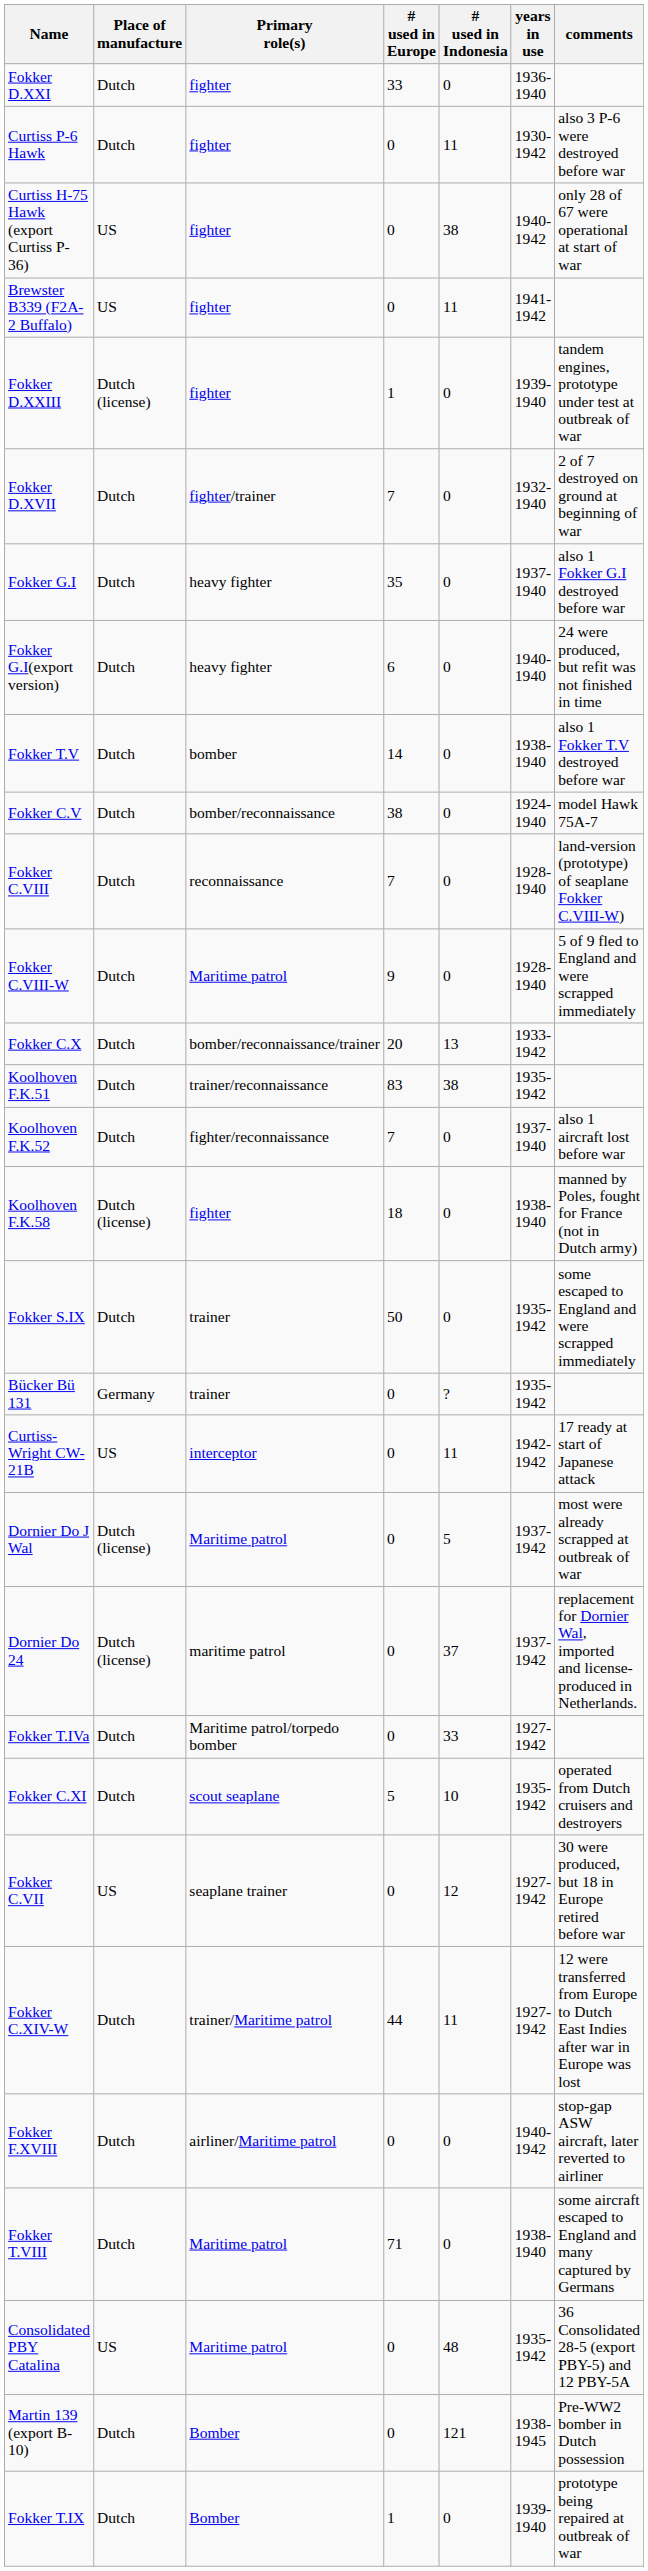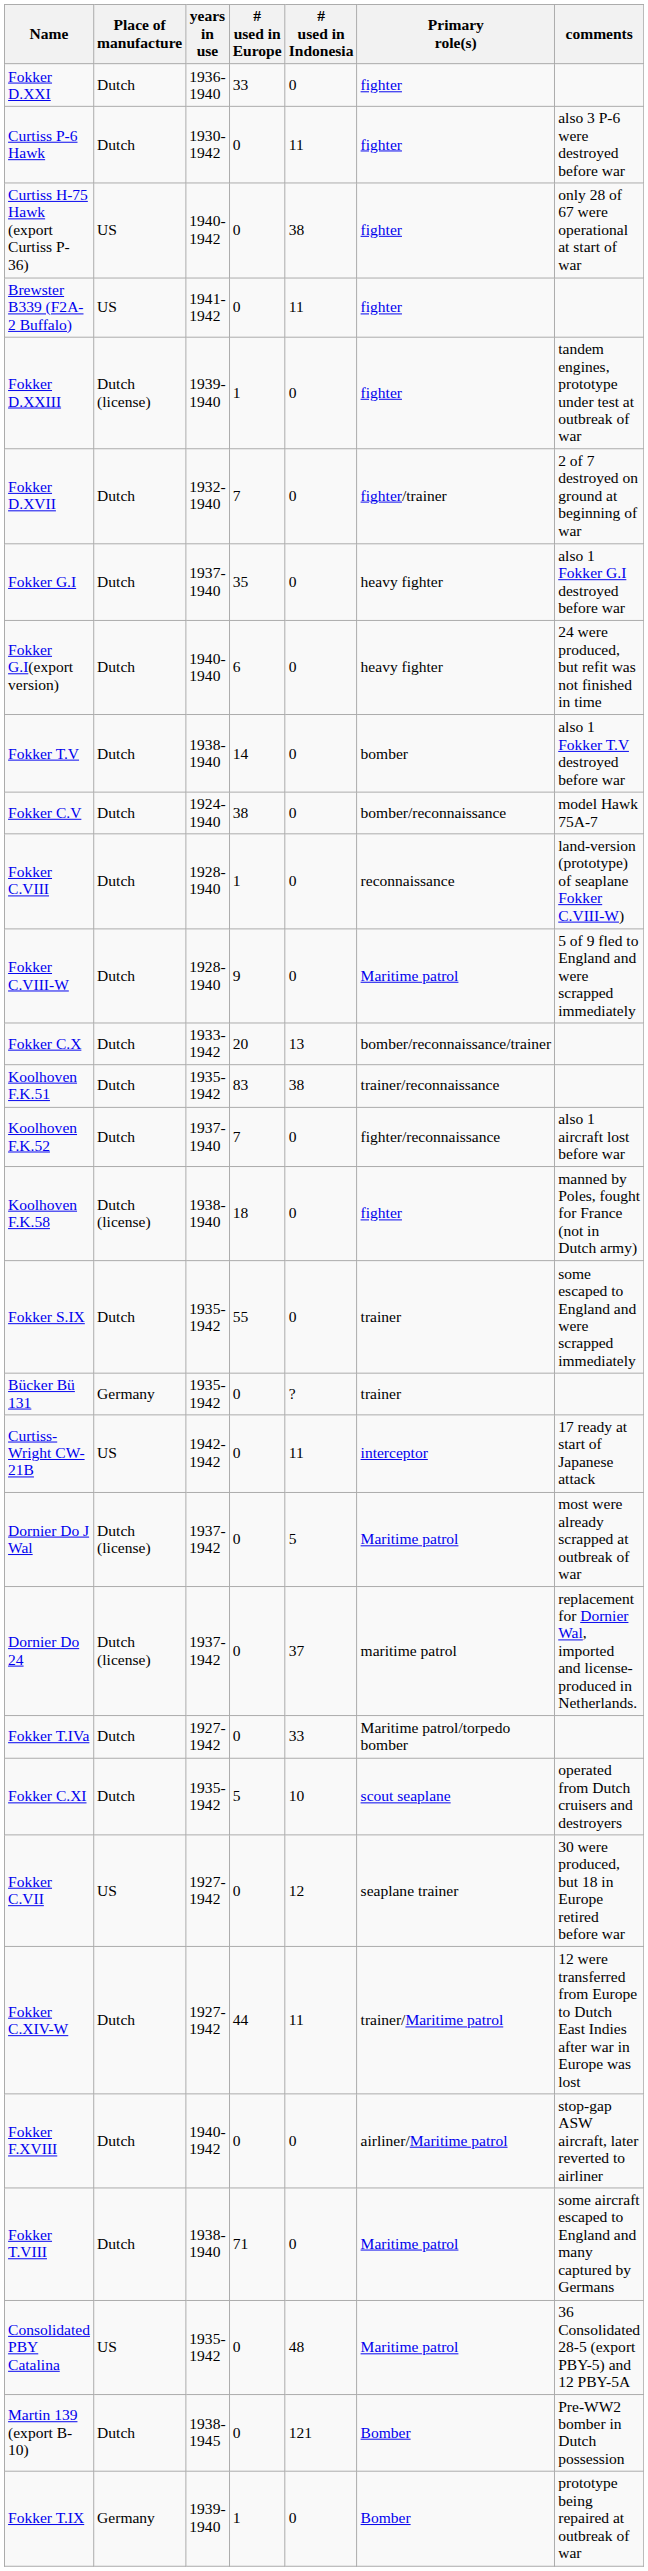columns swapped: (285, 34) <-> (533, 34)
(391, 881) 7 -> (237, 881) 1
(395, 1316) 50 -> (240, 1316) 55
(116, 2518) Dutch -> (126, 2518) Germany
